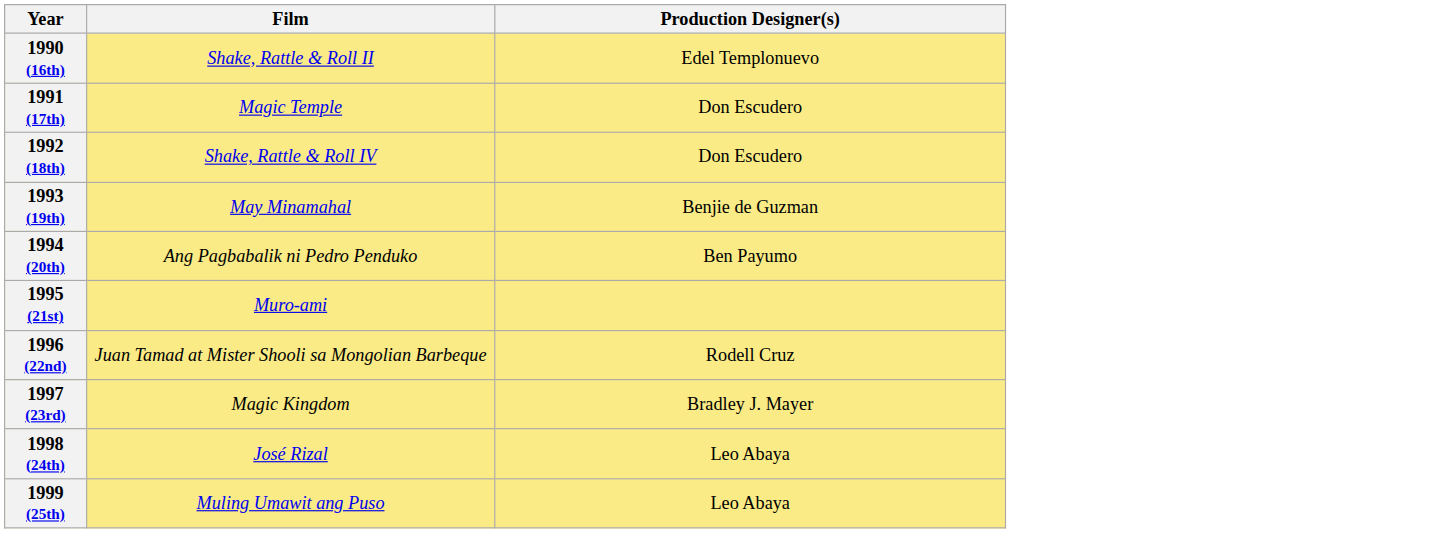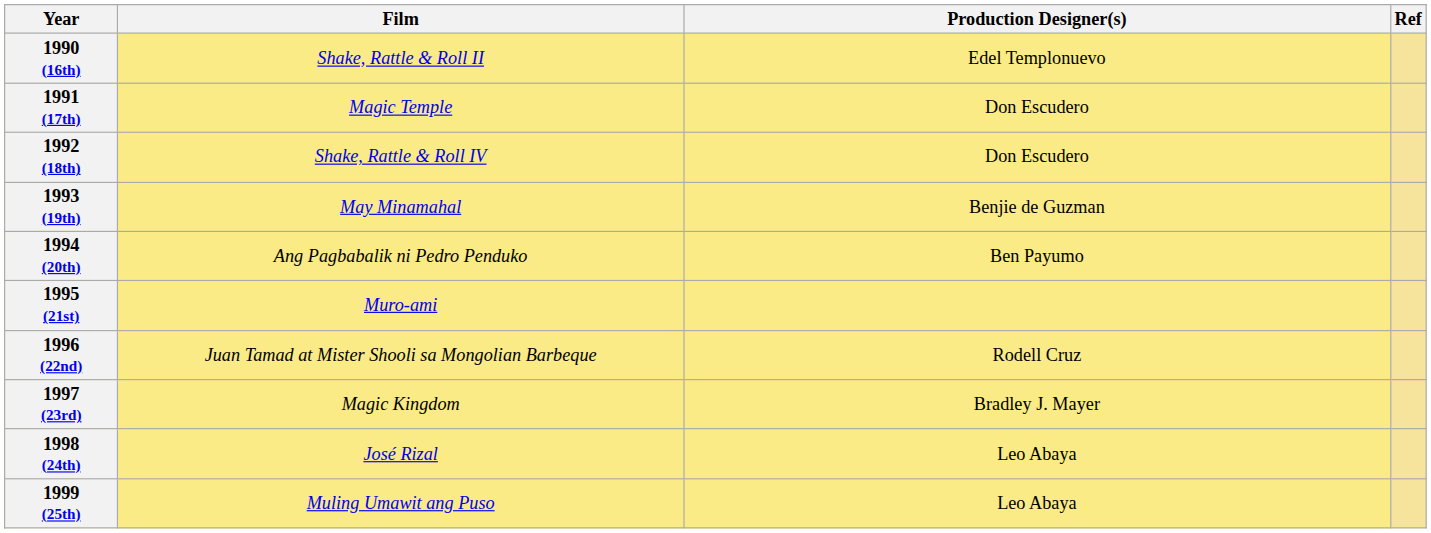+ column: (1408, 18)
